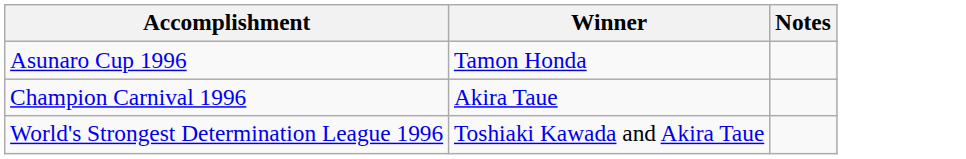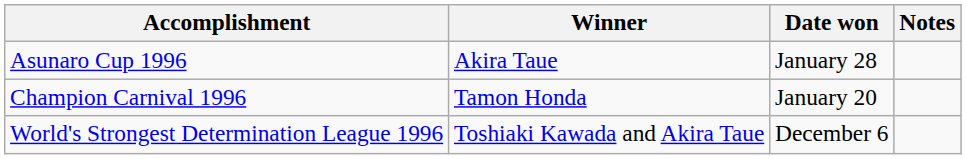+ column: (832, 23)
(520, 60) Tamon Honda -> (506, 60) Akira Taue
(506, 97) Akira Taue -> (520, 97) Tamon Honda
